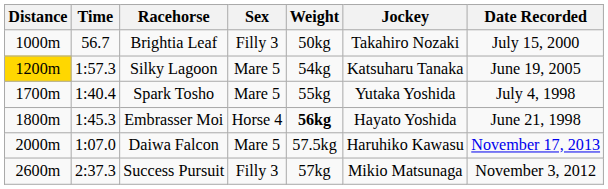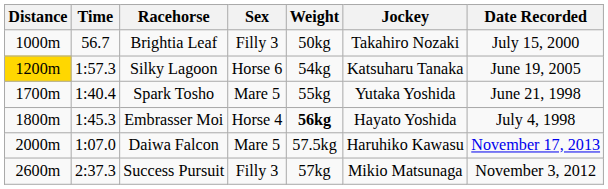(257, 68) Mare 5 -> (257, 68) Horse 6
(536, 94) July 4, 1998 -> (536, 94) June 21, 1998
(536, 119) June 21, 1998 -> (536, 119) July 4, 1998
